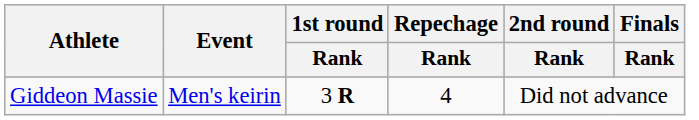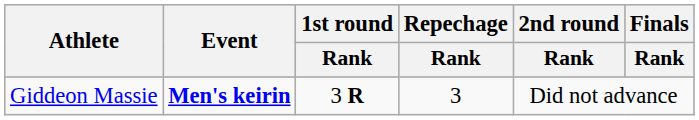(224, 96) normal -> (229, 96) bold
(446, 96) 4 -> (456, 96) 3
